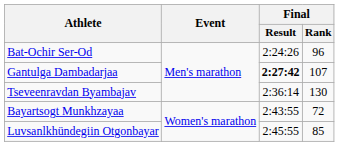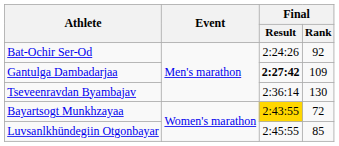(318, 53) 96 -> (318, 53) 92
(318, 72) 107 -> (318, 72) 109
(281, 112) no background -> (281, 112) gold background
